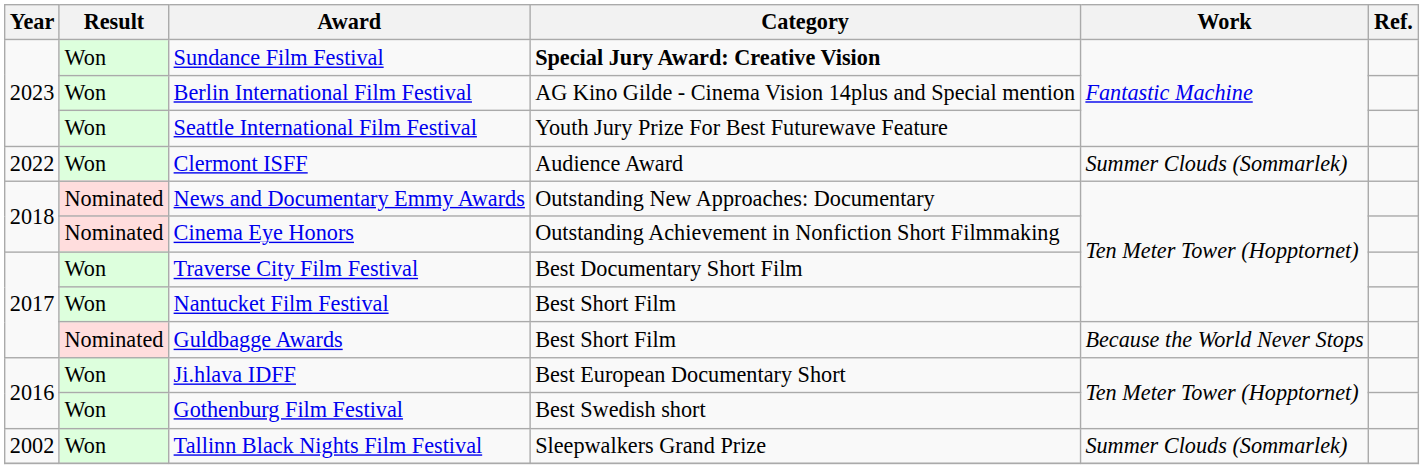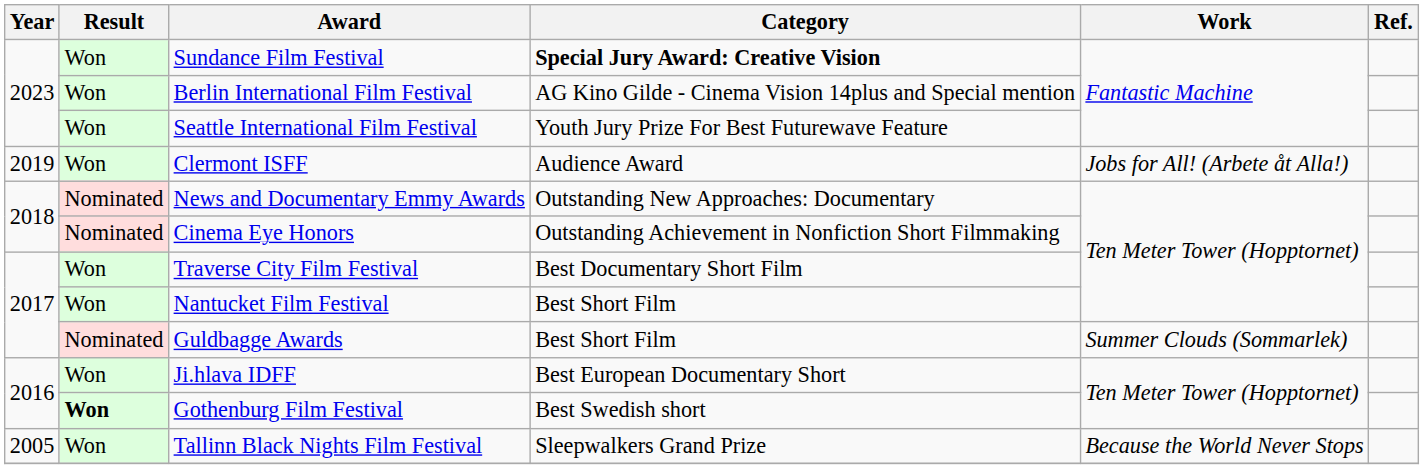(32, 163) 2022 -> (32, 163) 2019
(1216, 163) Summer Clouds (Sommarlek) -> (1217, 163) Jobs for All! (Arbete åt Alla!)
(1225, 339) Because the World Never Stops -> (1216, 339) Summer Clouds (Sommarlek)
(85, 410) normal -> (87, 410) bold
(32, 445) 2002 -> (32, 445) 2005
(1216, 445) Summer Clouds (Sommarlek) -> (1225, 445) Because the World Never Stops
